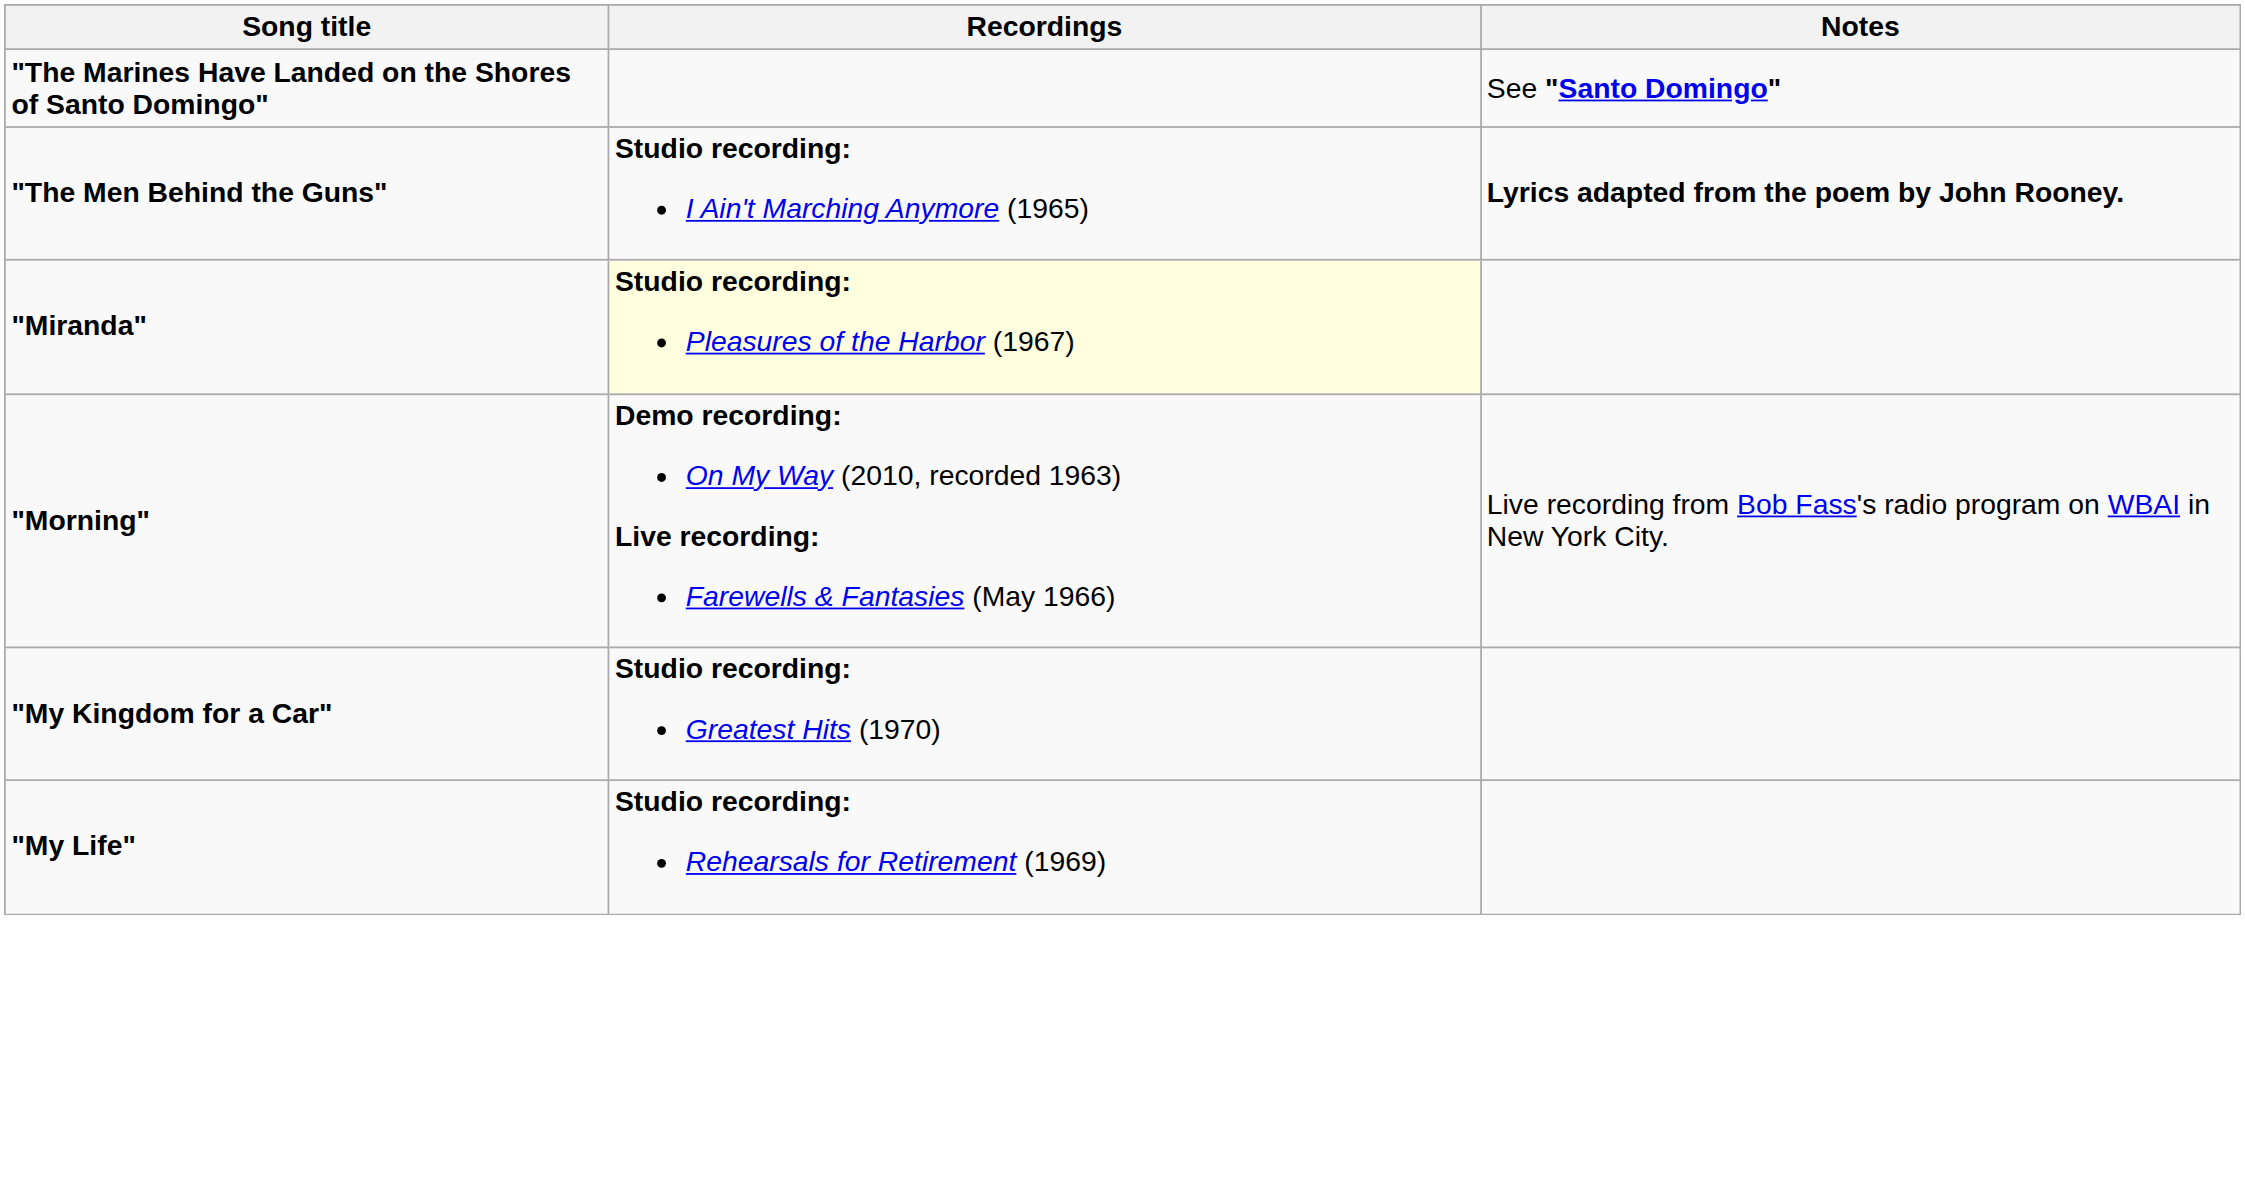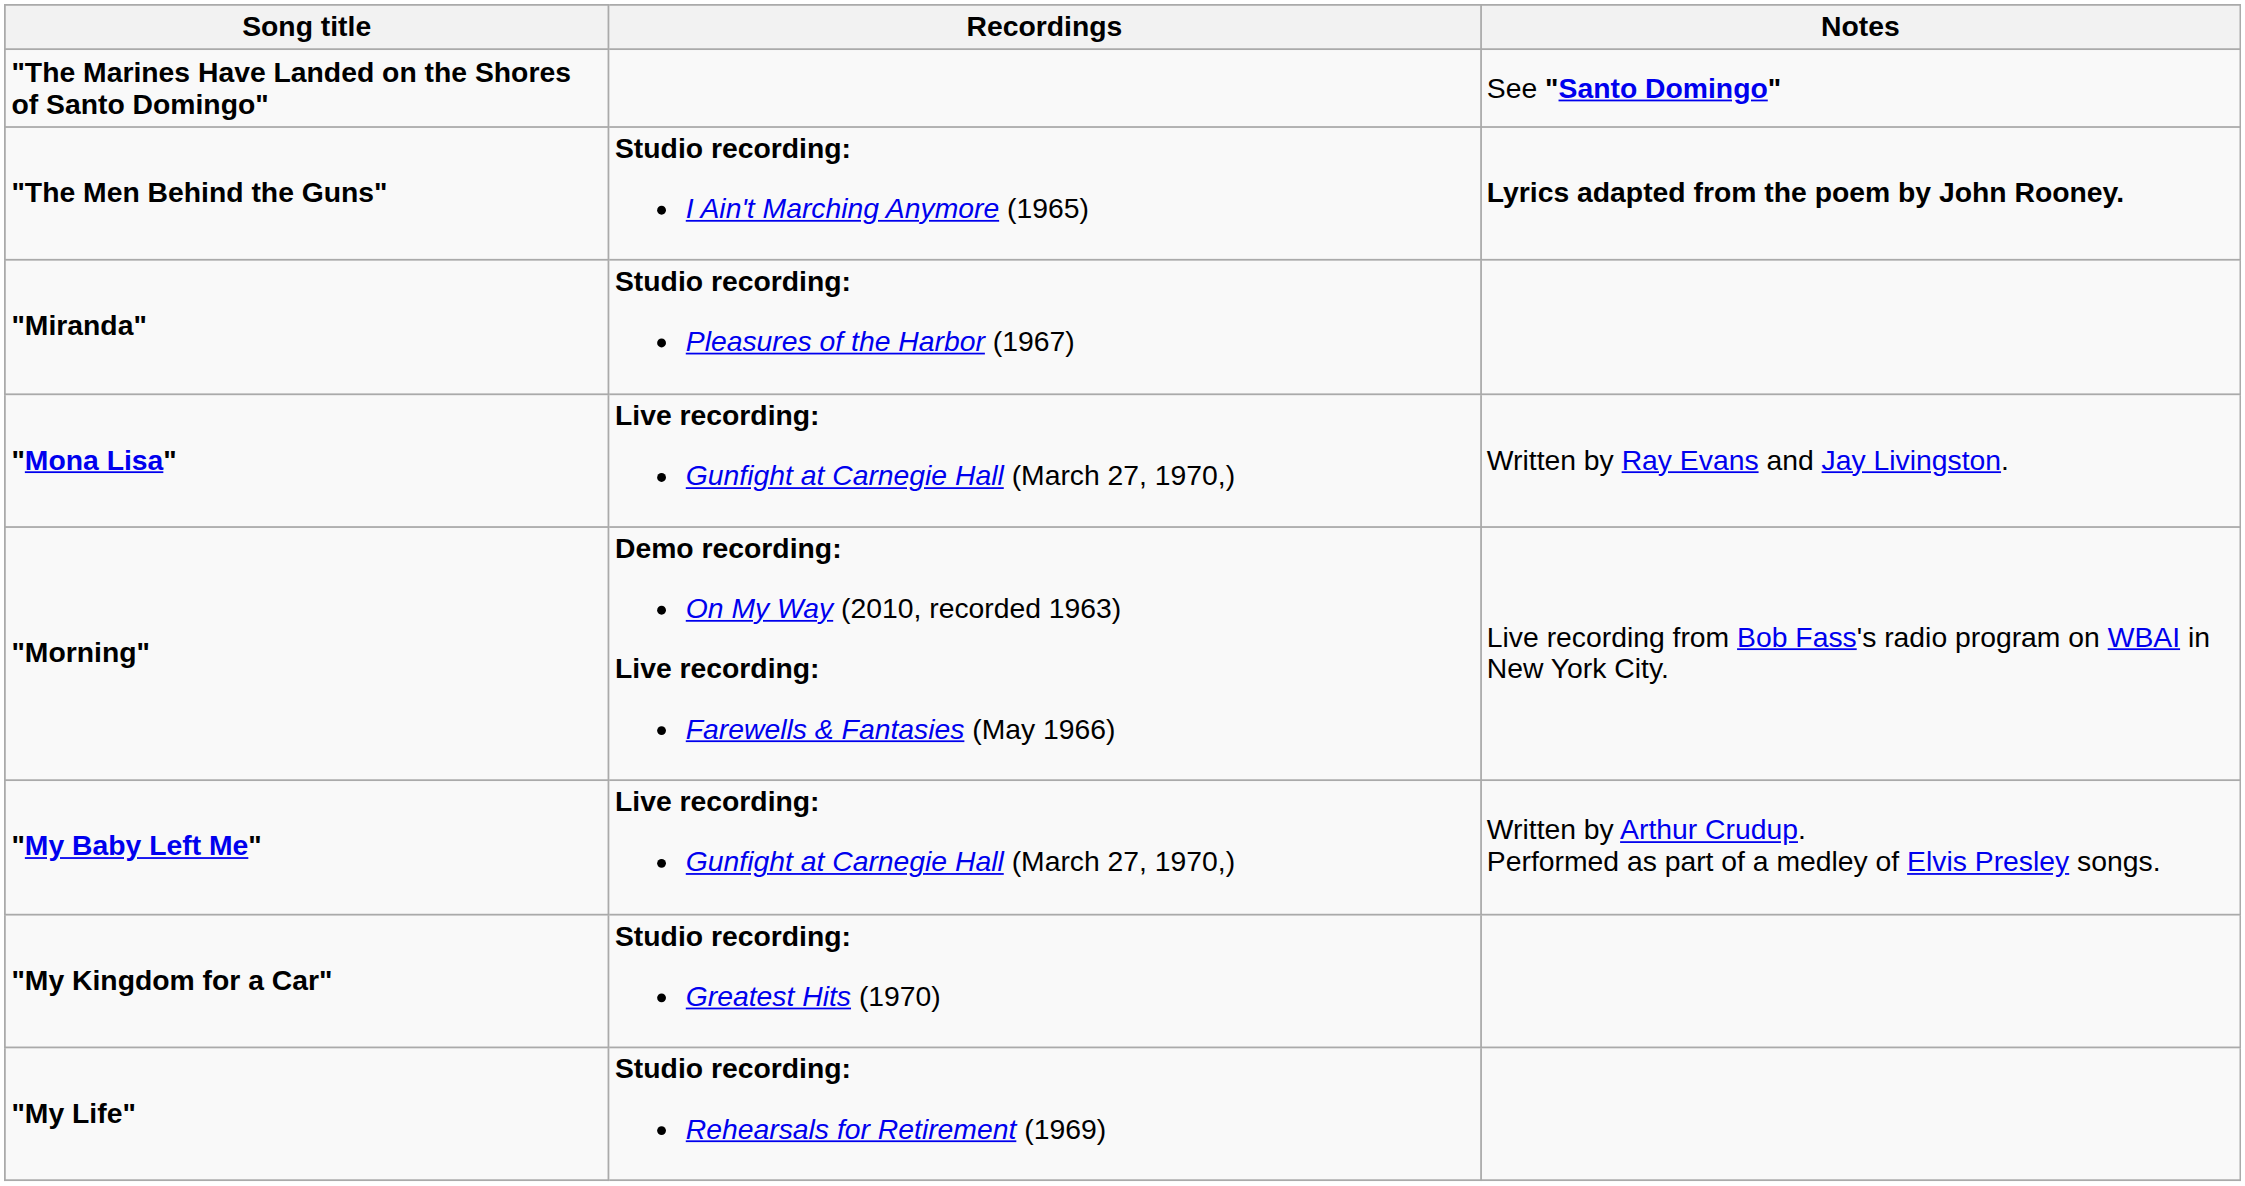(1044, 313) lightyellow background -> (1044, 313) no background
+ row: (94, 459)
+ row: (137, 846)
